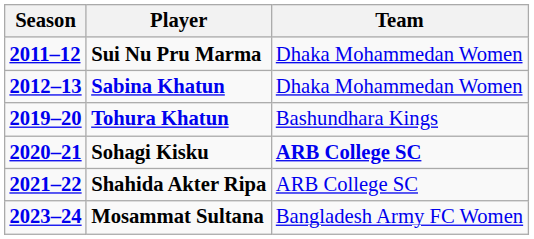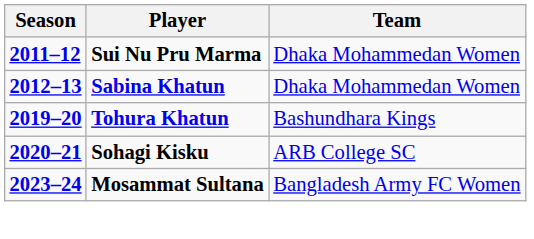(349, 151) bold -> (344, 151) normal
- row: (179, 184)
